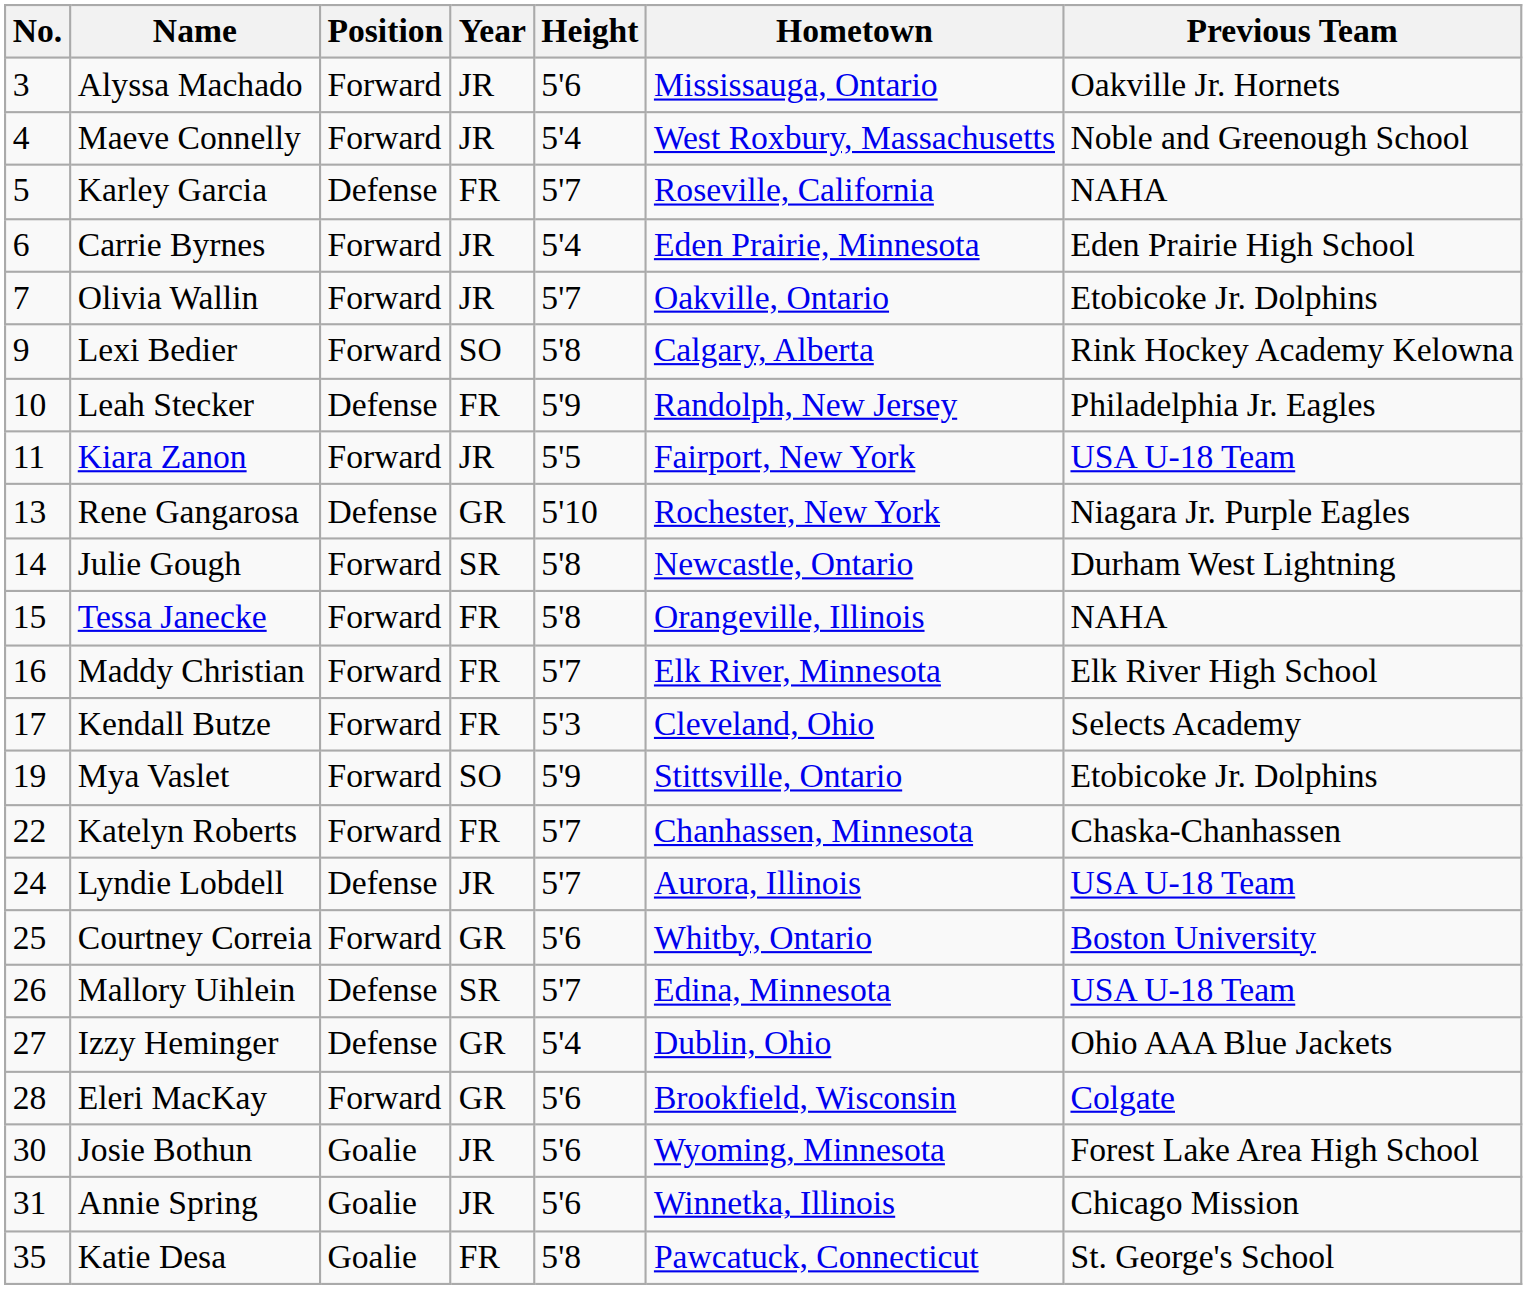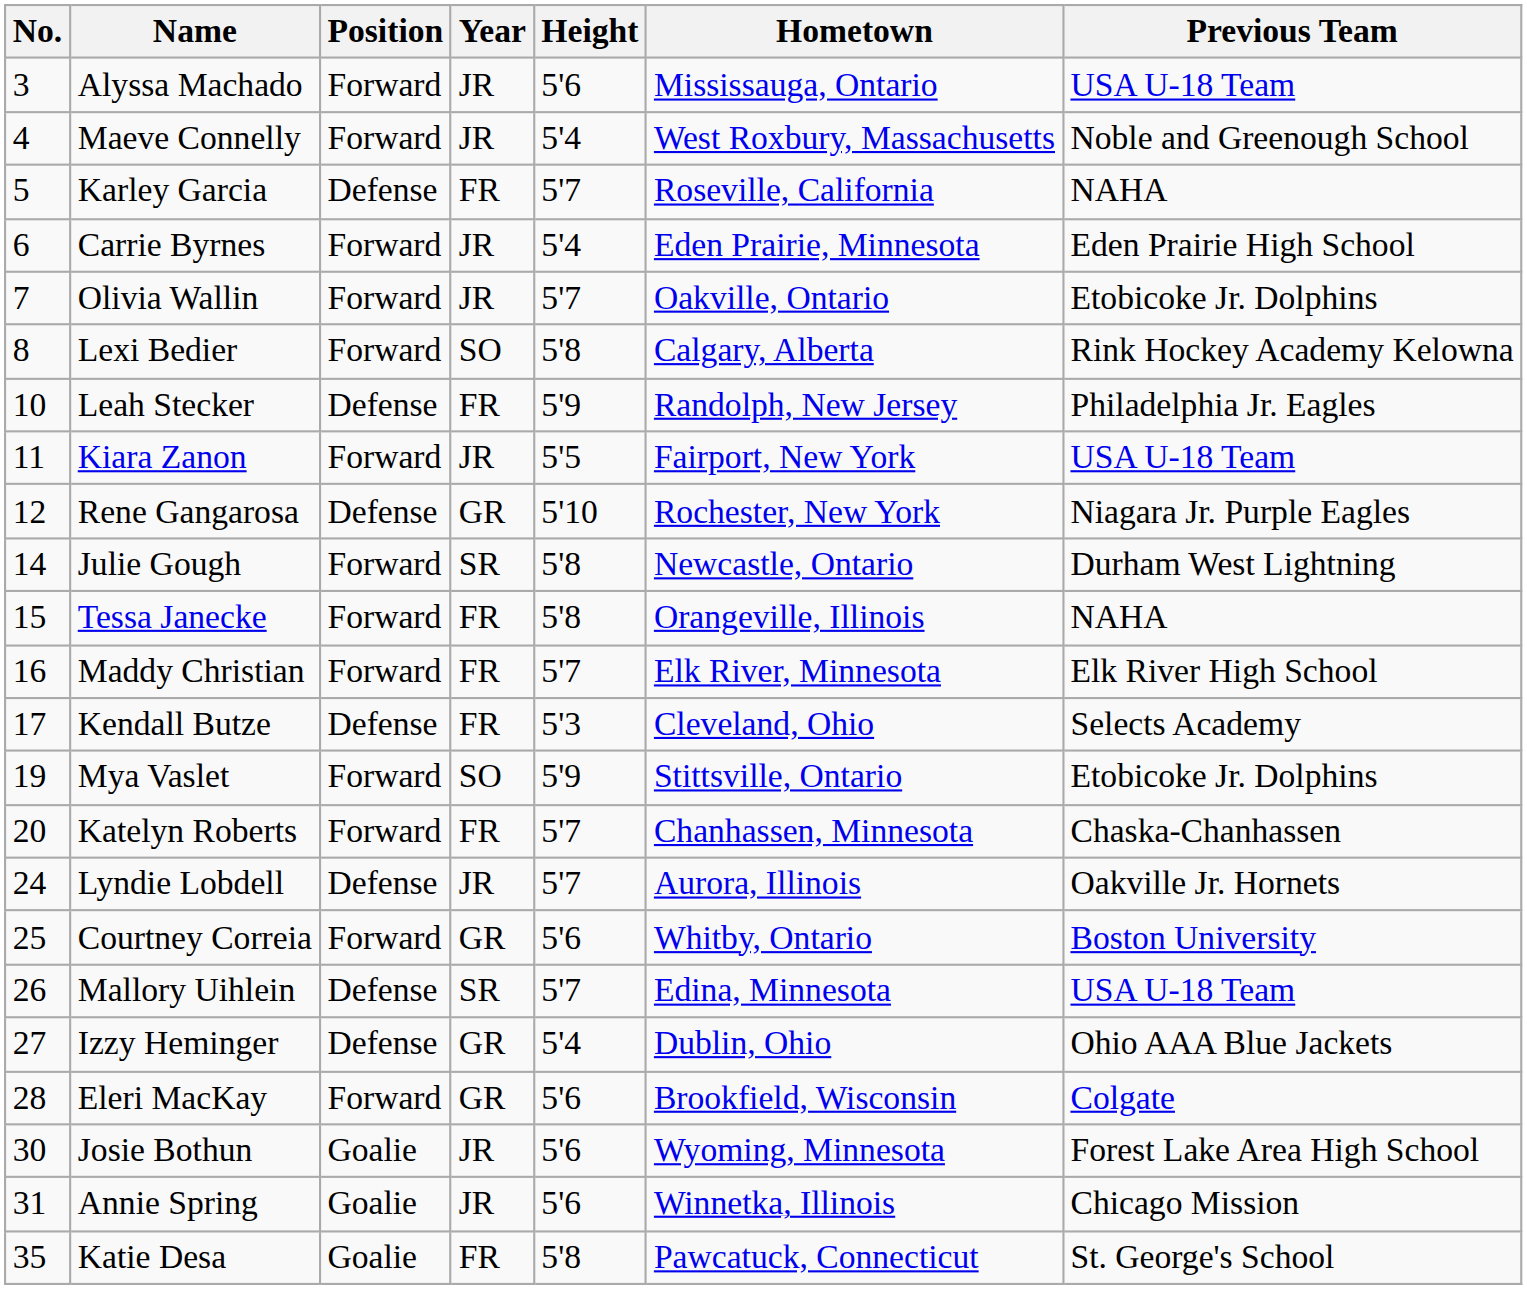(1205, 84) Oakville Jr. Hornets -> (1183, 84) USA U-18 Team
(21, 350) 9 -> (21, 350) 8
(30, 510) 13 -> (30, 510) 12
(384, 723) Forward -> (383, 723) Defense
(30, 830) 22 -> (30, 830) 20
(1183, 883) USA U-18 Team -> (1205, 883) Oakville Jr. Hornets
